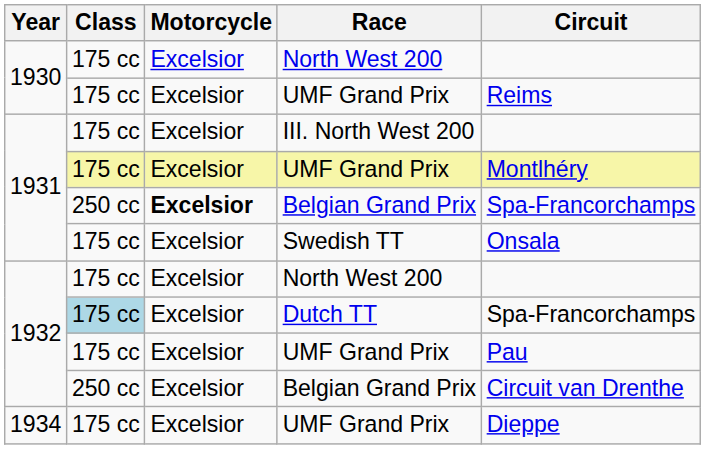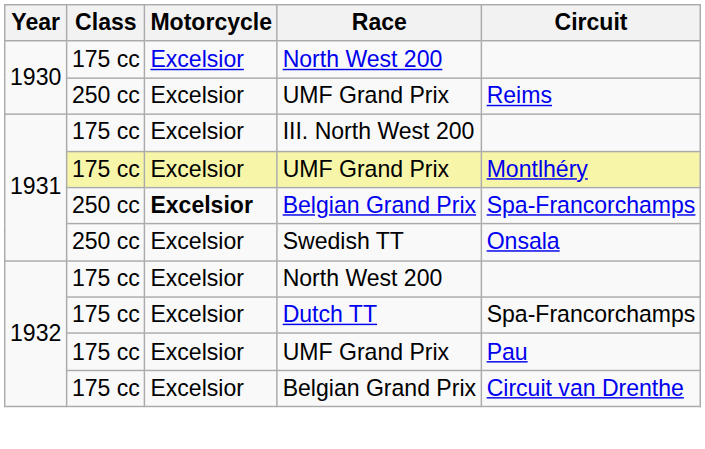(106, 95) 175 cc -> (106, 95) 250 cc
(106, 242) 175 cc -> (106, 242) 250 cc
(106, 315) lightblue background -> (106, 315) no background
(106, 388) 250 cc -> (106, 388) 175 cc
- row: (36, 424)
